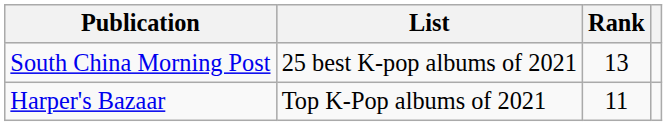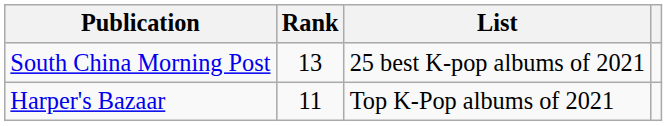columns swapped: (429, 23) <-> (617, 23)
